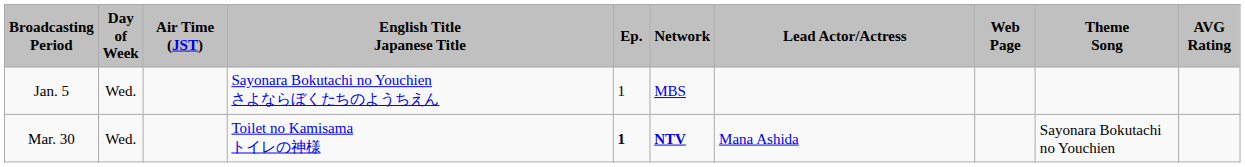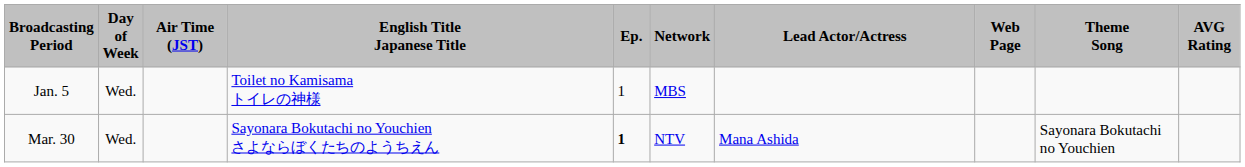(335, 89) Sayonara Bokutachi no Youchien さよならぼくたちのようちえん -> (292, 89) Toilet no Kamisama トイレの神様
(292, 137) Toilet no Kamisama トイレの神様 -> (335, 137) Sayonara Bokutachi no Youchien さよならぼくたちのようちえん
(670, 138) bold -> (670, 138) normal
